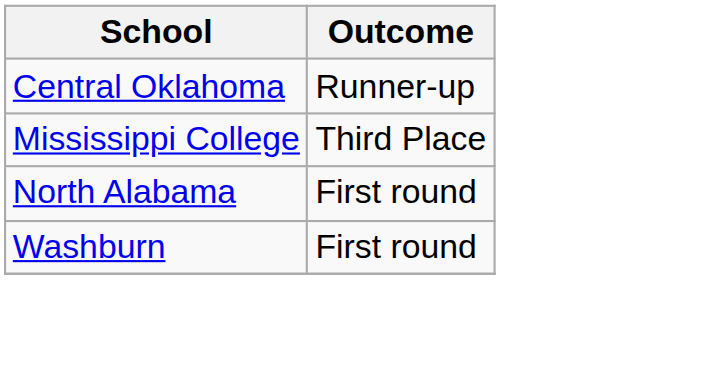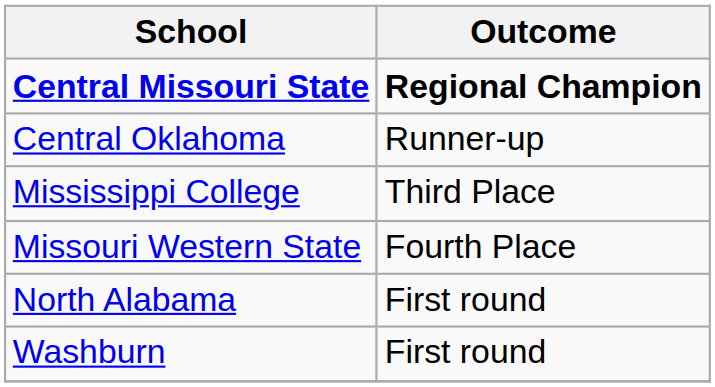+ row: (191, 85)
+ row: (187, 246)
